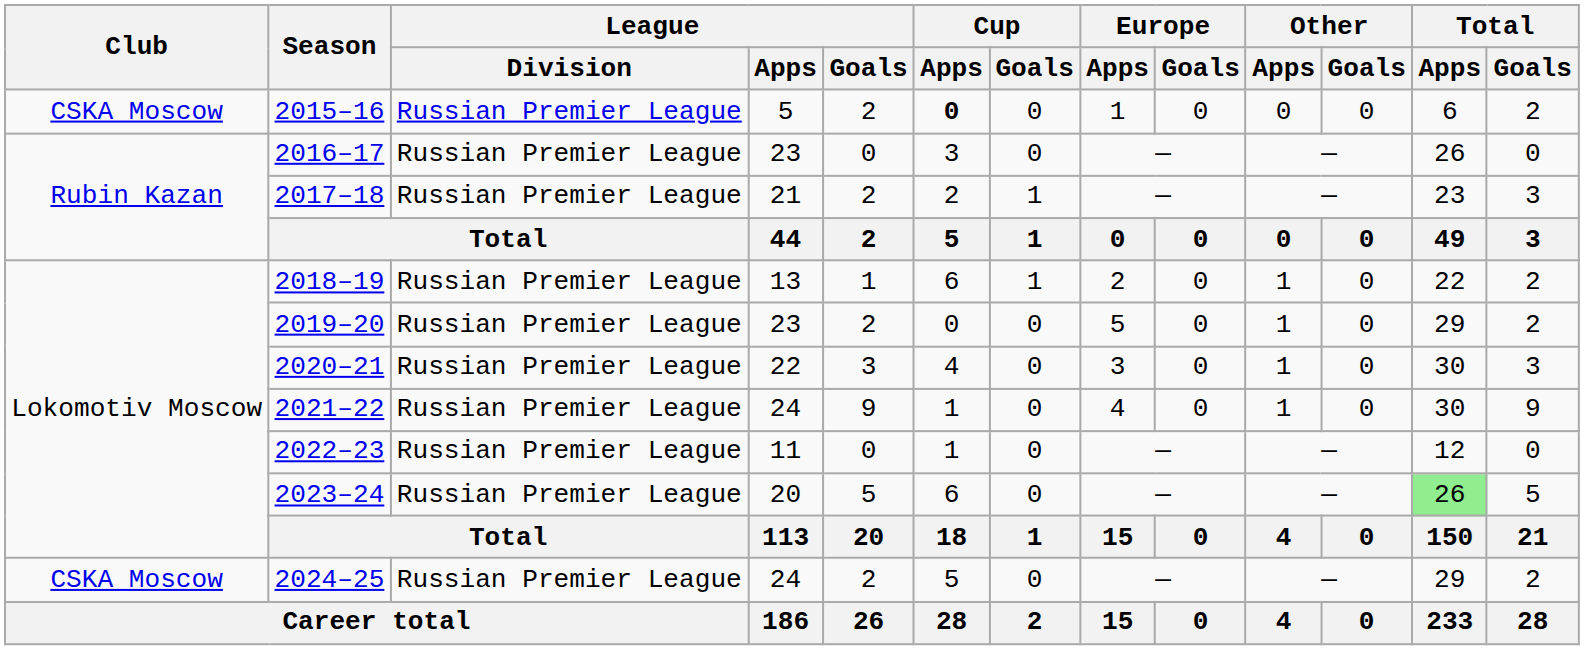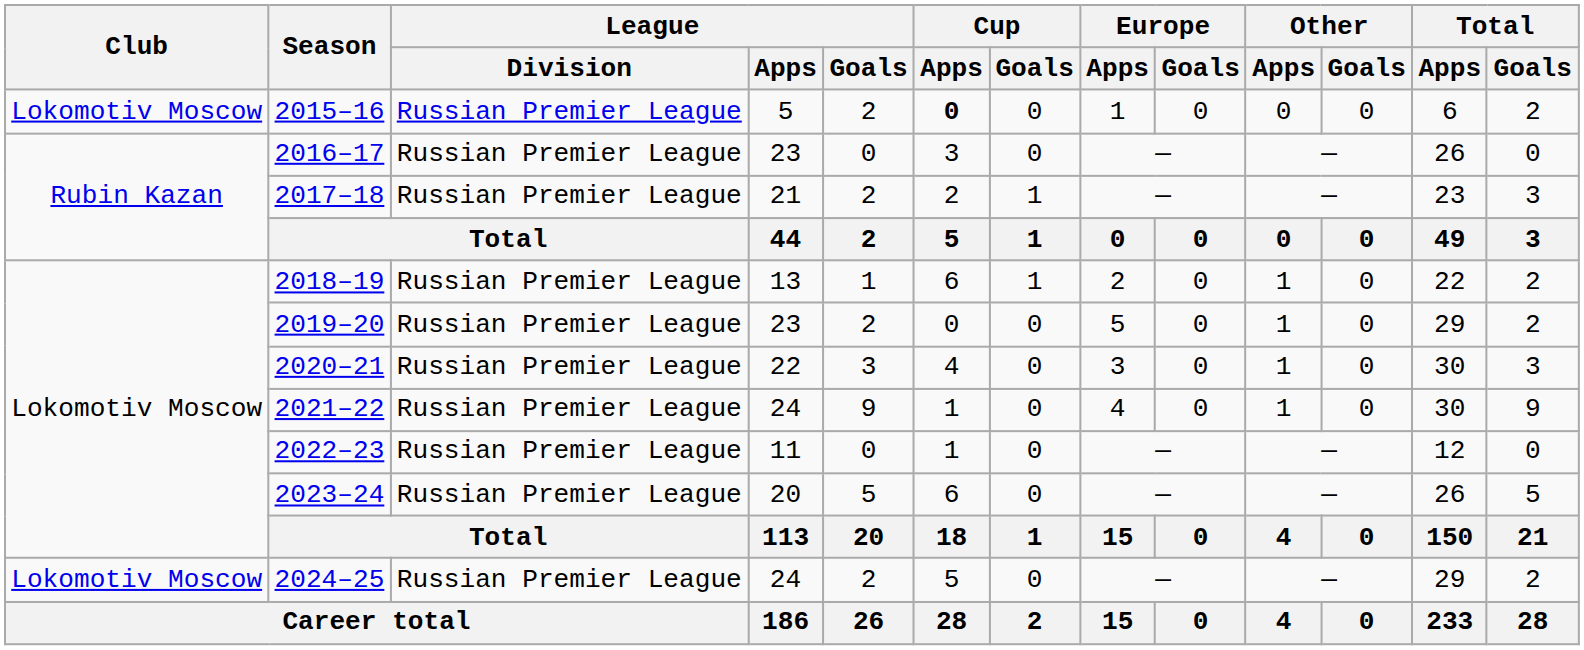(137, 111) CSKA Moscow -> (137, 111) Lokomotiv Moscow
(1450, 495) lightgreen background -> (1450, 495) no background
(137, 580) CSKA Moscow -> (137, 580) Lokomotiv Moscow
